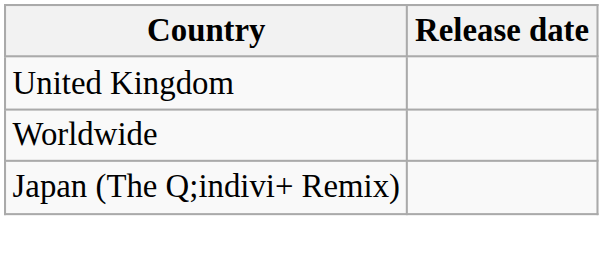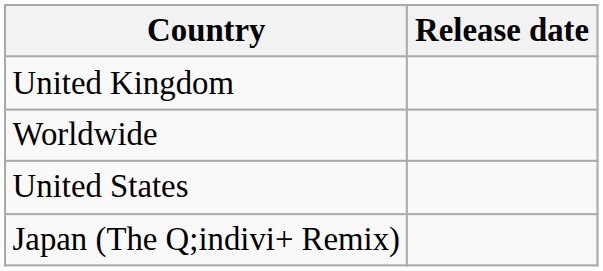+ row: (100, 186)
